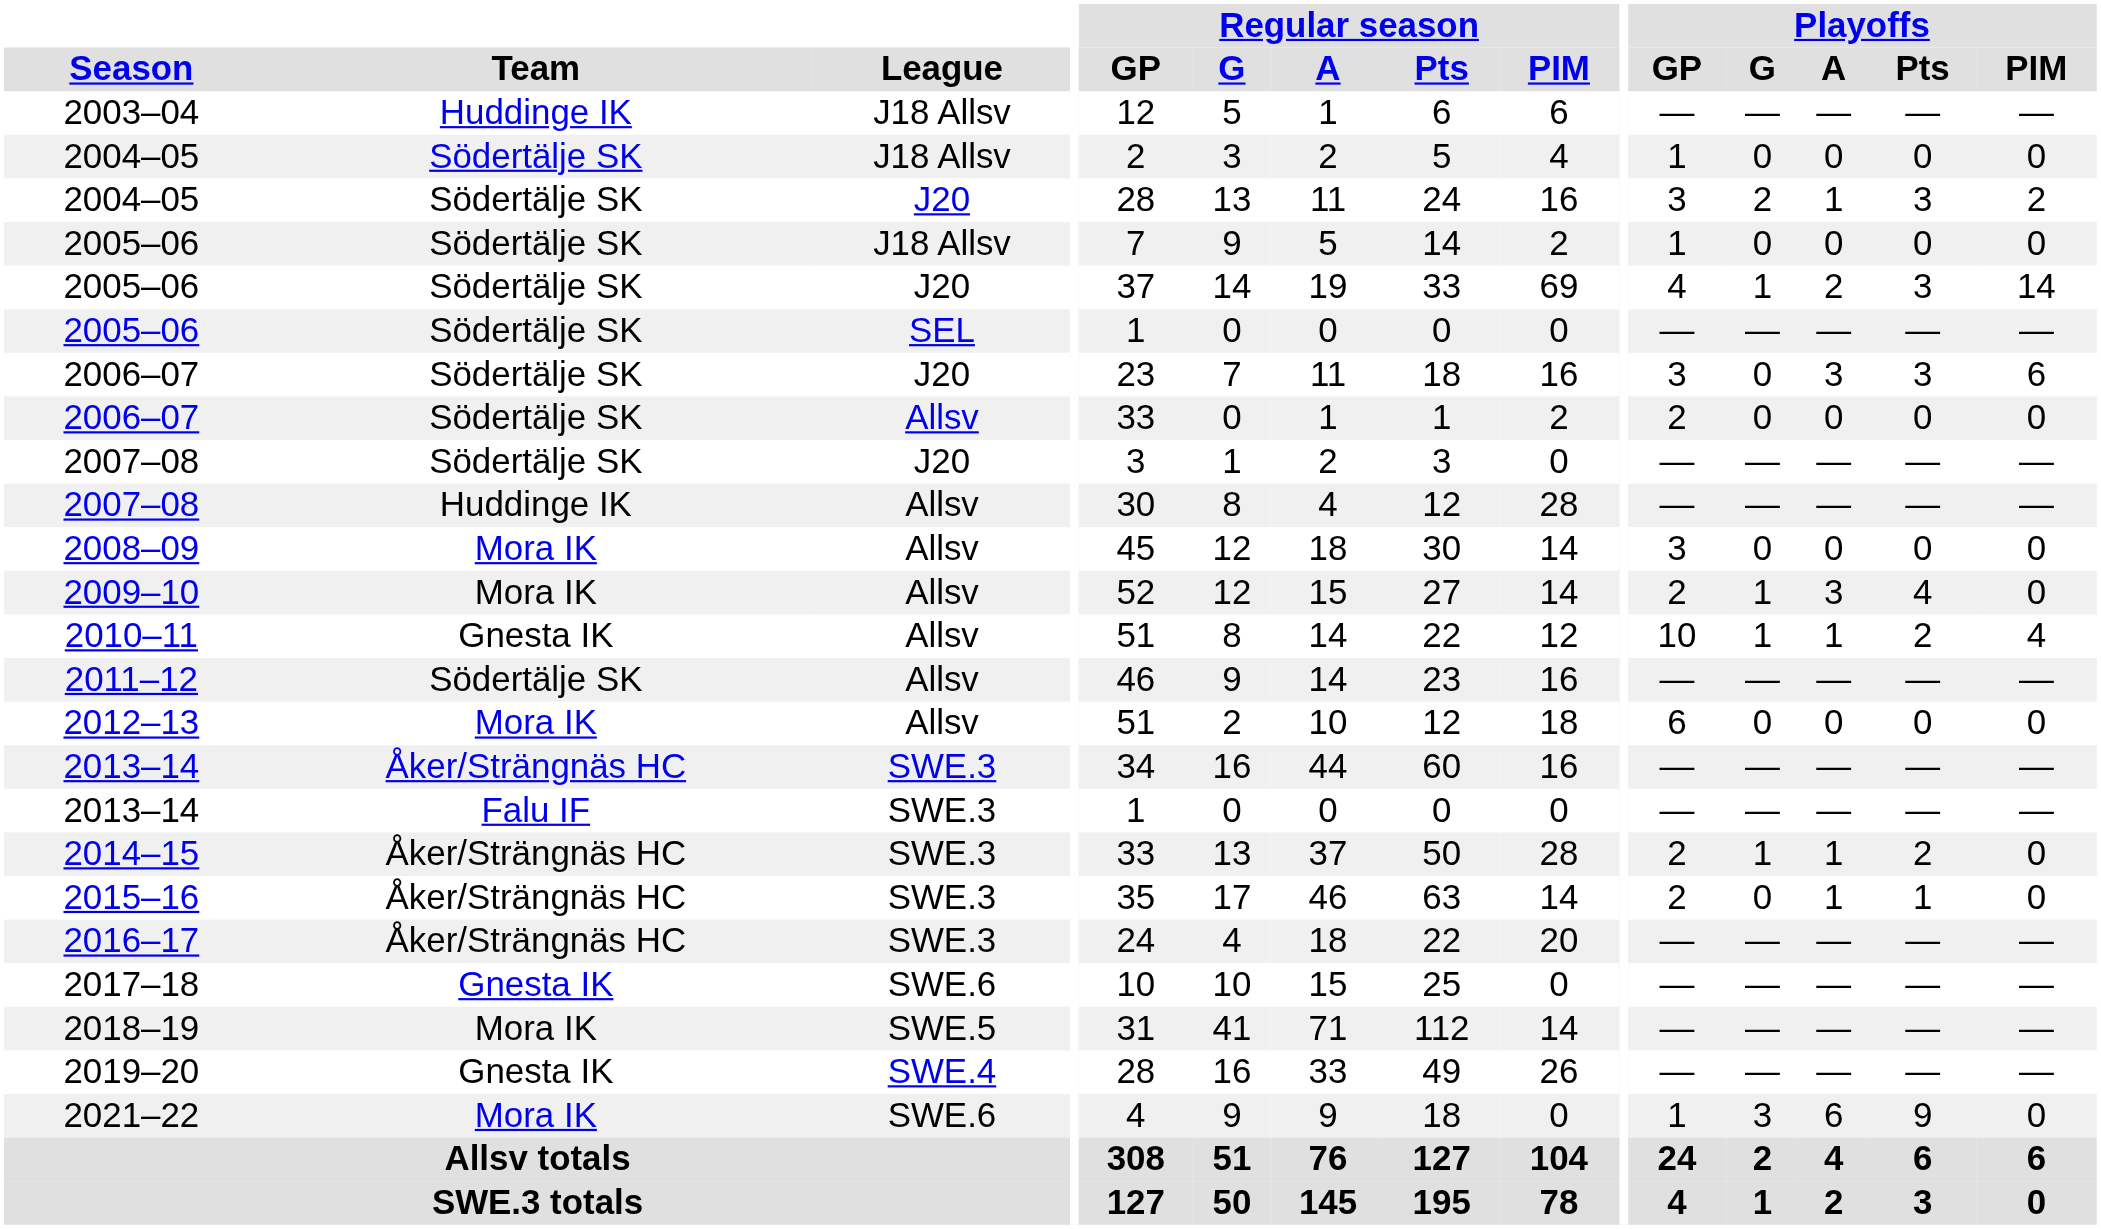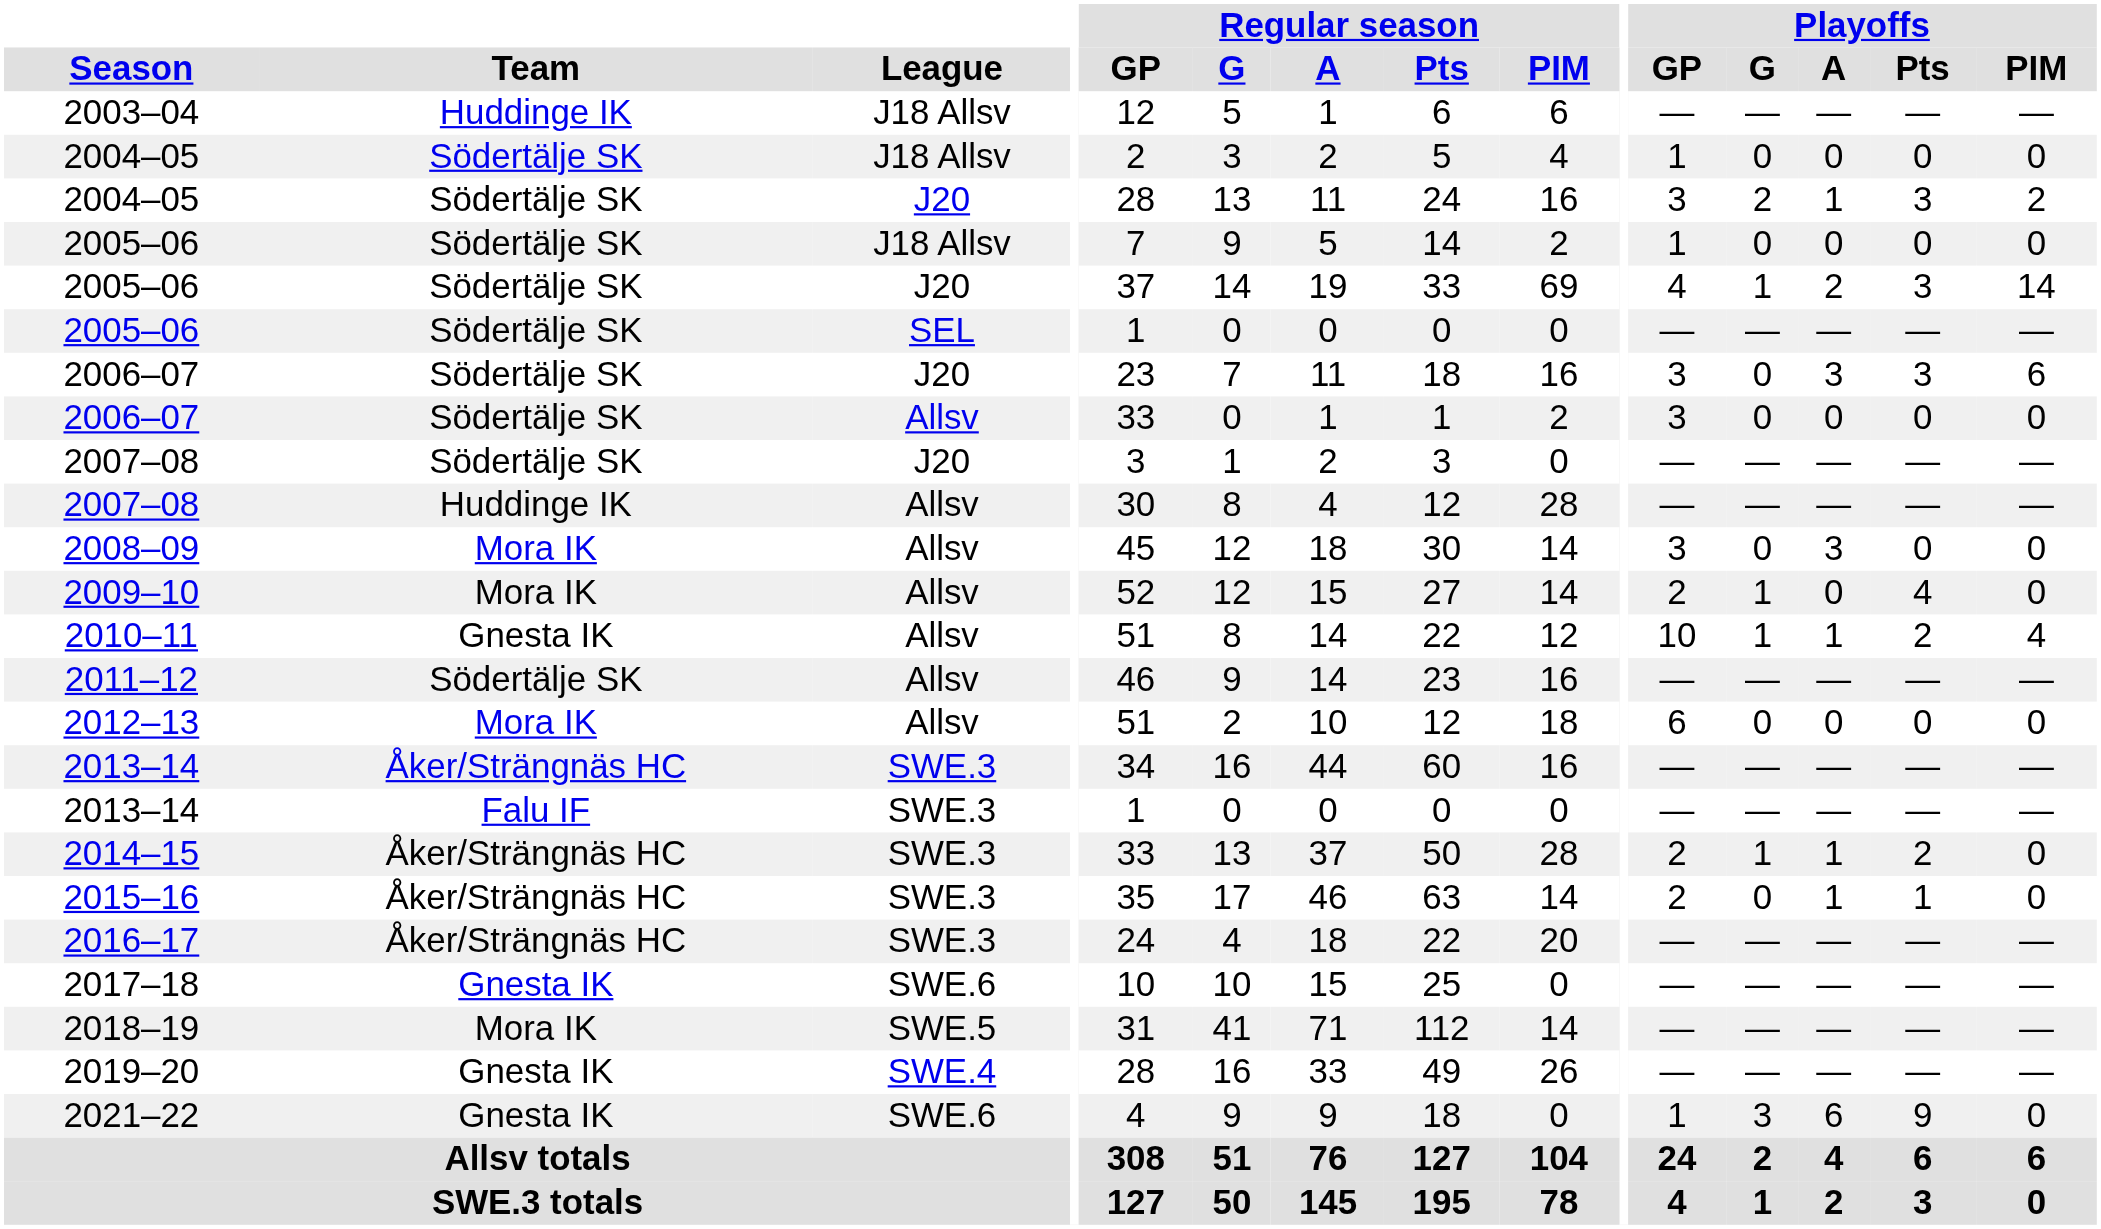(1677, 417) 2 -> (1677, 417) 3
(1834, 548) 0 -> (1834, 548) 3
(1834, 592) 3 -> (1834, 592) 0
(536, 1115) Mora IK -> (536, 1115) Gnesta IK
